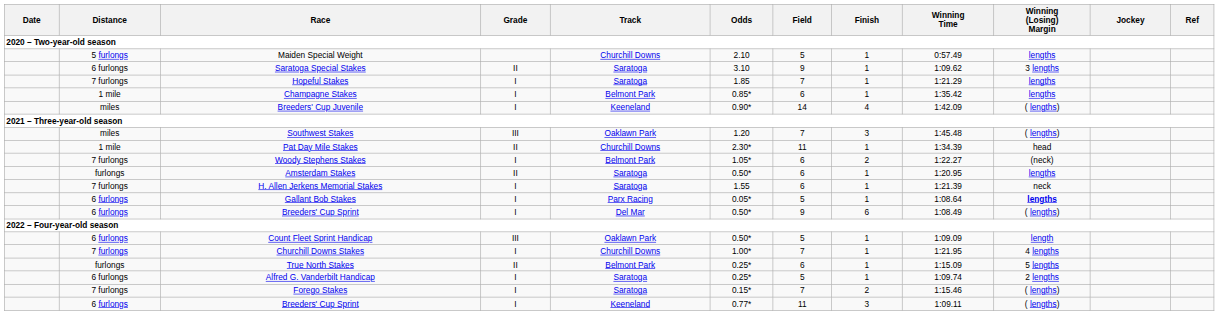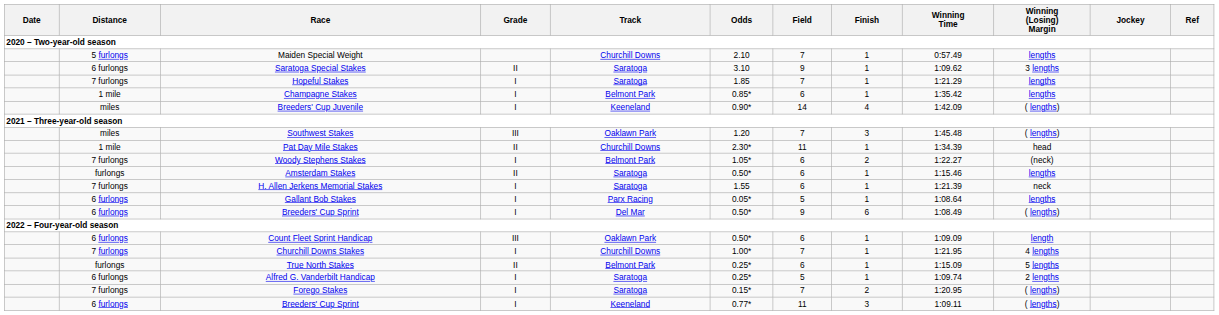(802, 55) 5 -> (802, 55) 7
(948, 173) 1:20.95 -> (948, 173) 1:15.46
(1042, 199) bold -> (1042, 199) normal
(802, 238) 5 -> (802, 238) 6
(948, 290) 1:15.46 -> (948, 290) 1:20.95
